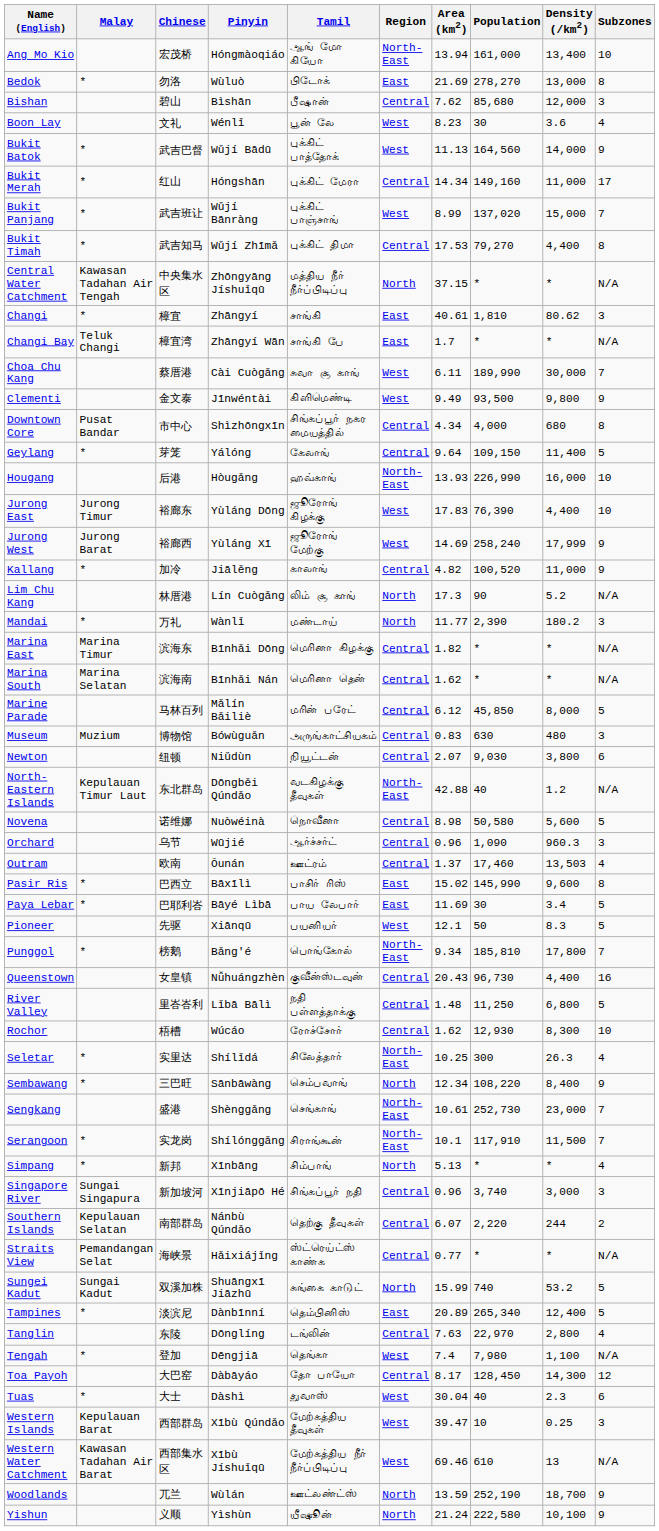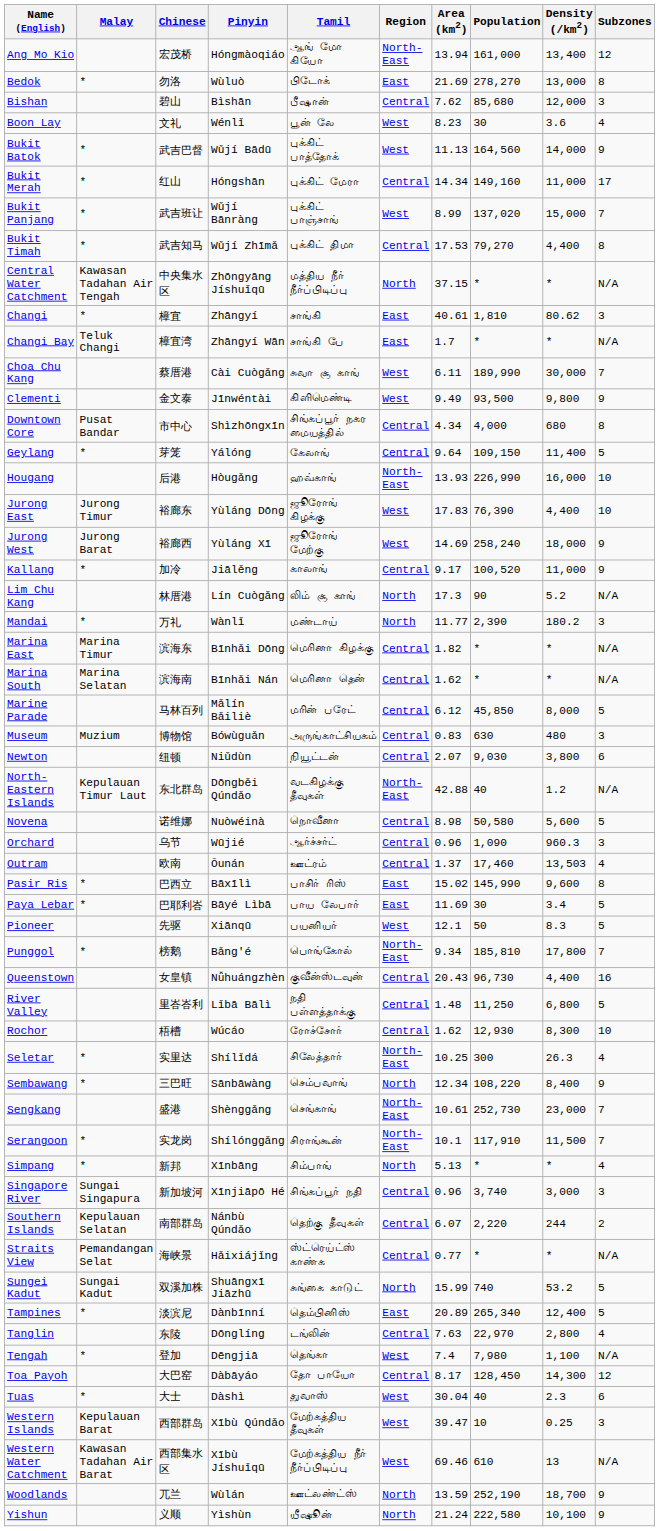(605, 55) 10 -> (605, 55) 12
(566, 543) 17,999 -> (566, 543) 18,000
(448, 570) 4.82 -> (448, 570) 9.17
